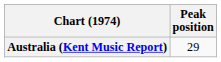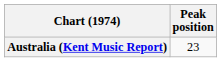(193, 47) 29 -> (193, 47) 23
